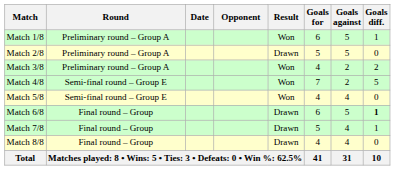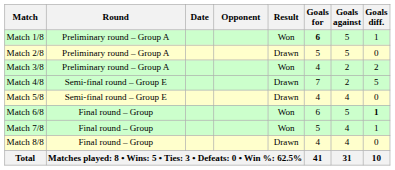(318, 37) normal -> (318, 37) bold
(286, 82) Won -> (286, 82) Drawn
(286, 97) Won -> (286, 97) Drawn
(286, 112) Drawn -> (286, 112) Won
(286, 127) Drawn -> (286, 127) Won
